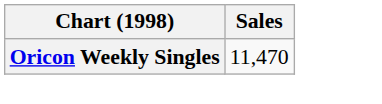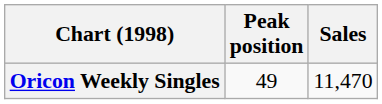+ column: (267, 33)
